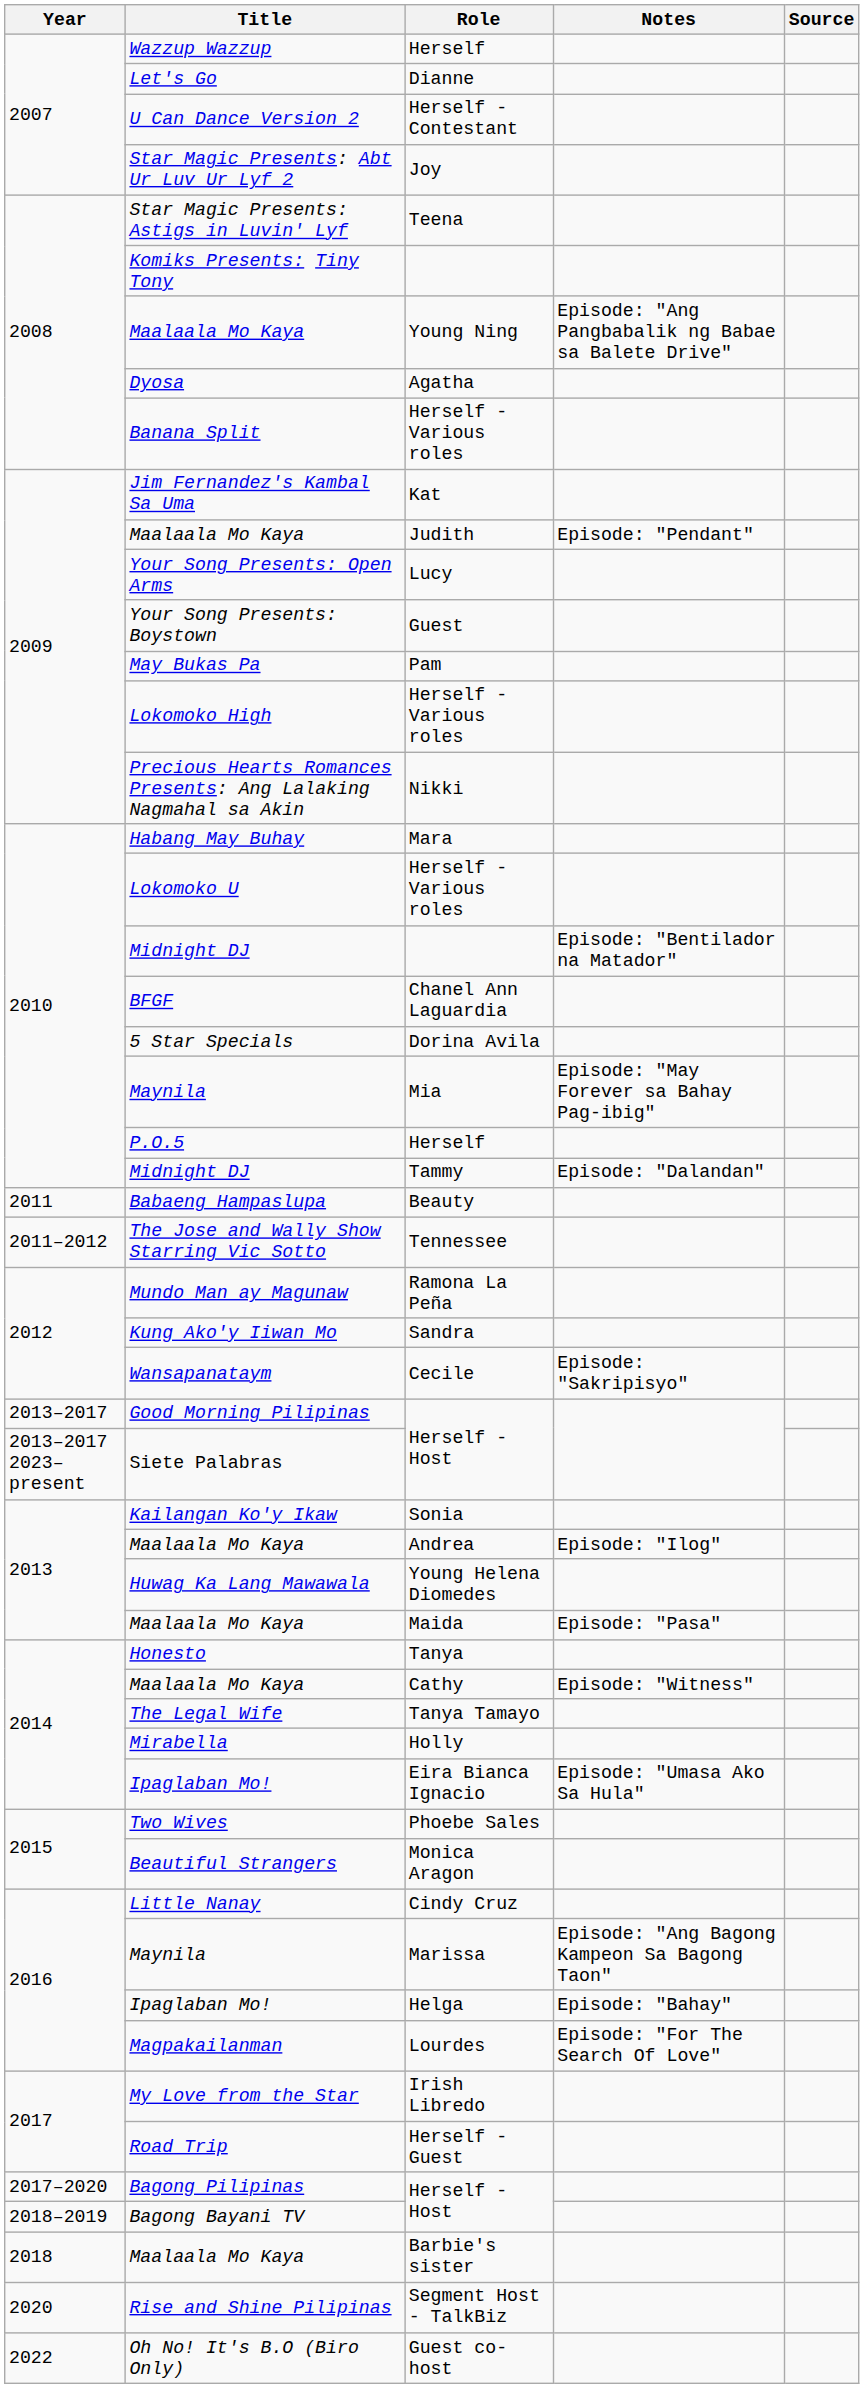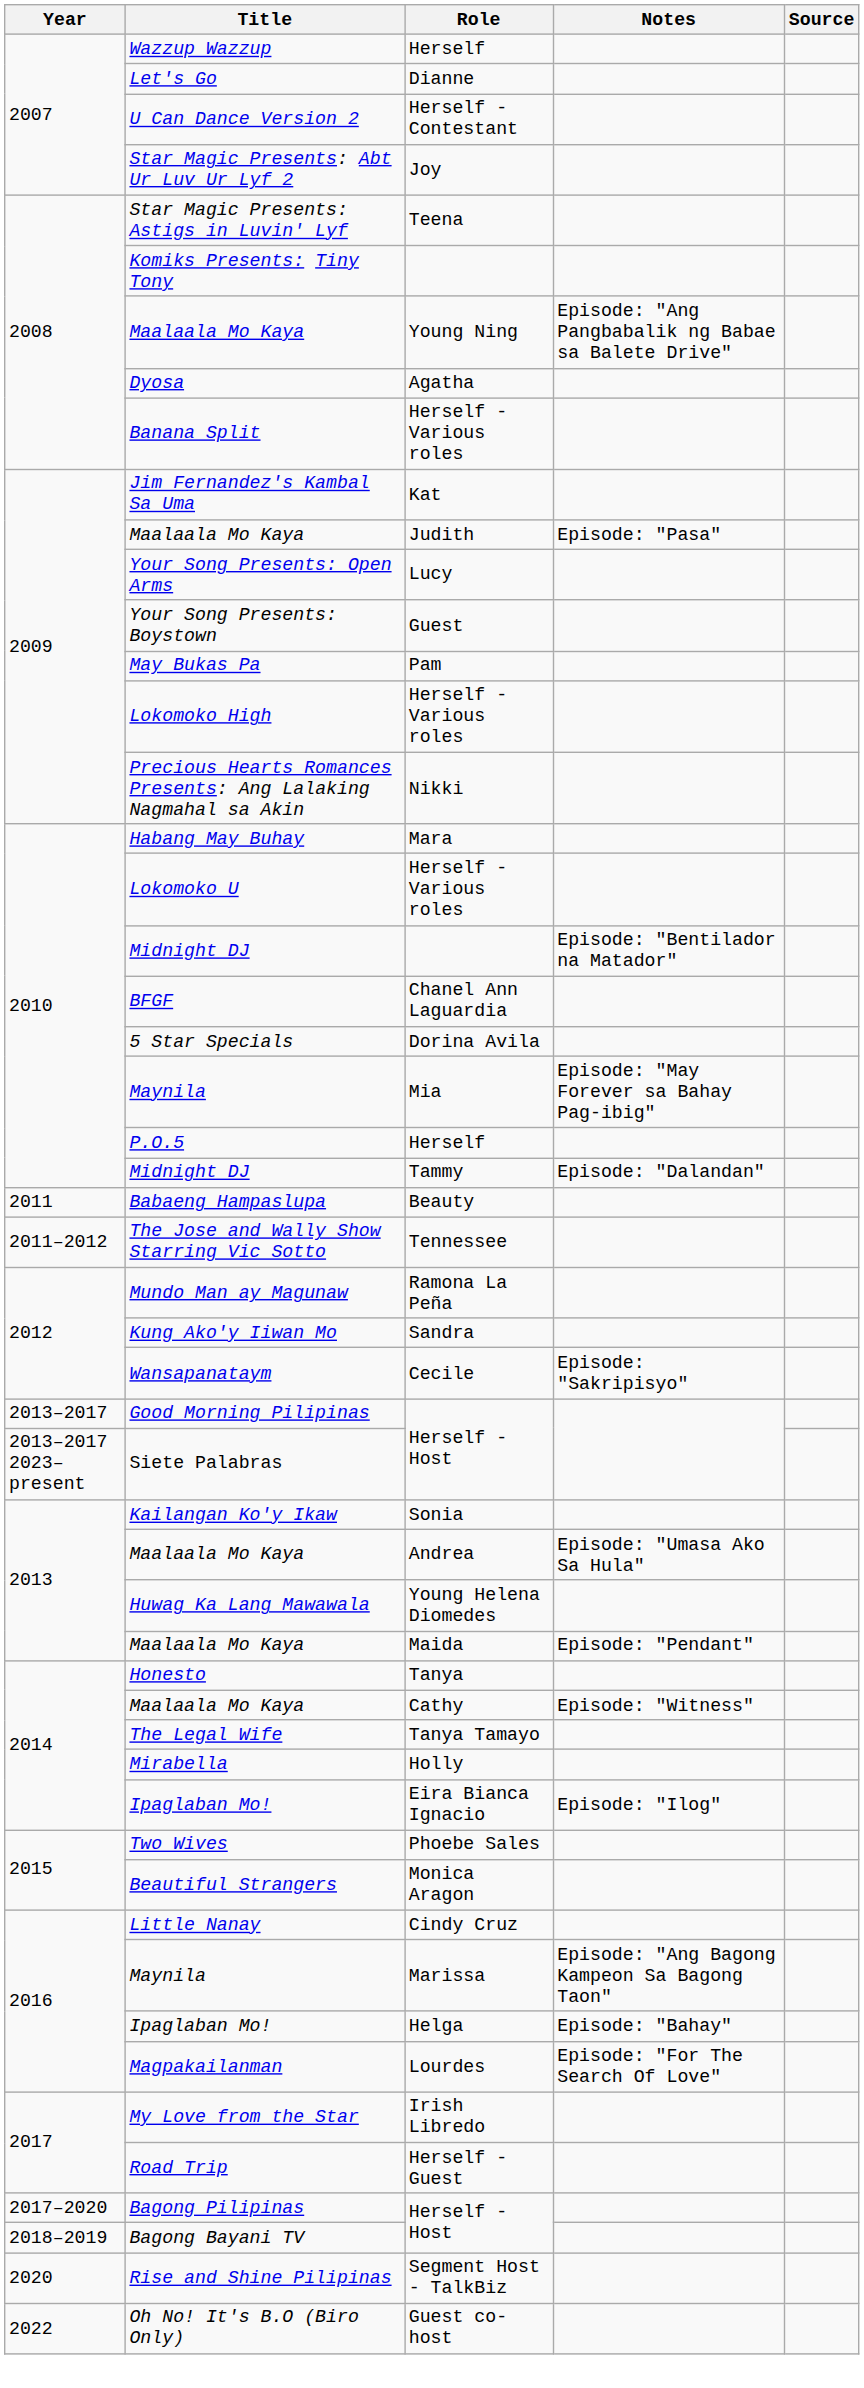(656, 535) Episode: "Pendant" -> (639, 535) Episode: "Pasa"
(639, 1544) Episode: "Ilog" -> (661, 1555) Episode: "Umasa Ako Sa Hula"
(639, 1625) Episode: "Pasa" -> (656, 1646) Episode: "Pendant"
(661, 1784) Episode: "Umasa Ako Sa Hula" -> (639, 1805) Episode: "Ilog"
- row: (217, 2257)
